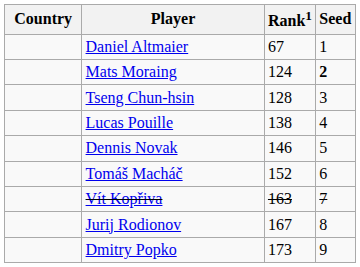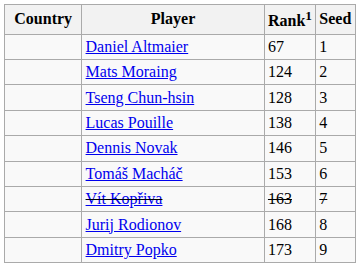(323, 72) bold -> (323, 72) normal
(280, 173) 152 -> (280, 173) 153
(280, 224) 167 -> (280, 224) 168
